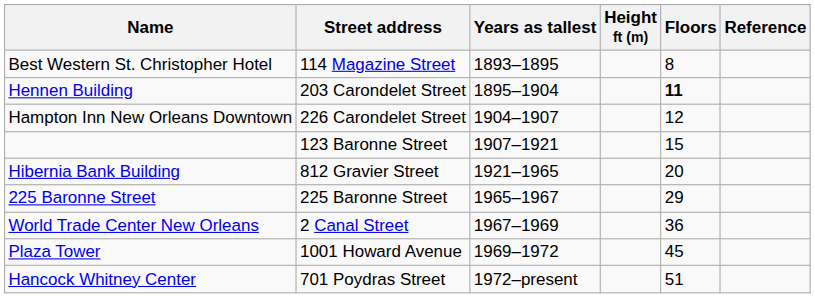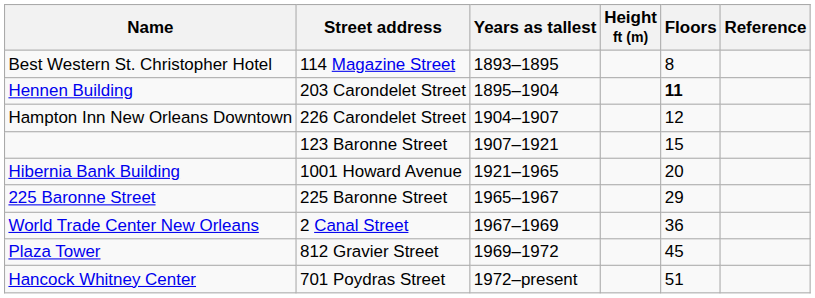(369, 171) 812 Gravier Street -> (381, 171) 1001 Howard Avenue
(381, 252) 1001 Howard Avenue -> (369, 252) 812 Gravier Street
